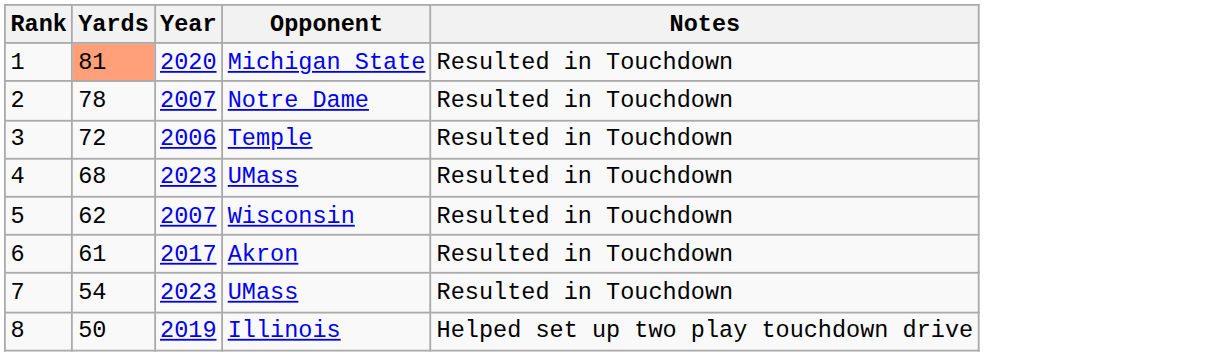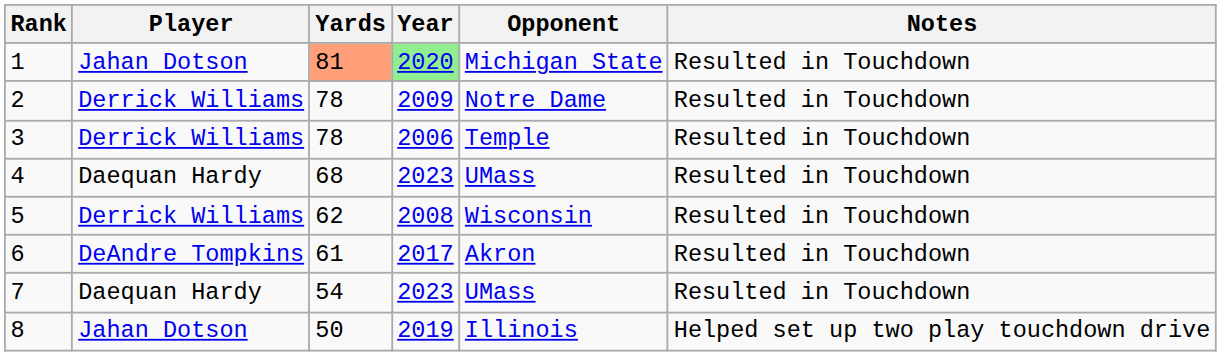+ column: (191, 24)
(188, 62) no background -> (425, 62) lightgreen background
(188, 101) 2007 -> (425, 101) 2009
(92, 139) 72 -> (329, 139) 78
(188, 216) 2007 -> (425, 216) 2008
